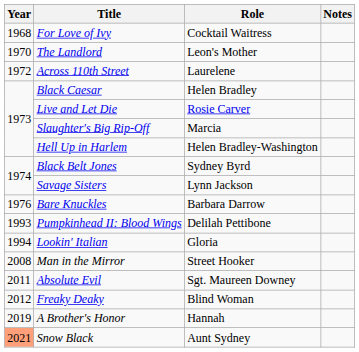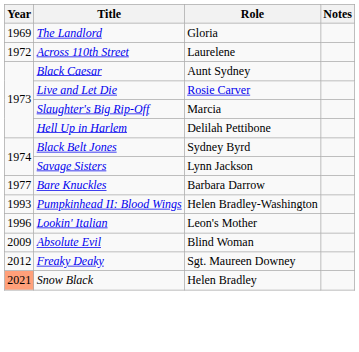- row: (74, 33)
(19, 52) 1970 -> (19, 33) 1969
(222, 52) Leon's Mother -> (203, 33) Gloria
(222, 90) Helen Bradley -> (219, 71) Aunt Sydney
(253, 147) Helen Bradley-Washington -> (229, 128) Delilah Pettibone
(19, 204) 1976 -> (19, 185) 1977
(229, 223) Delilah Pettibone -> (253, 204) Helen Bradley-Washington
(19, 242) 1994 -> (19, 223) 1996
(203, 242) Gloria -> (222, 223) Leon's Mother
- row: (81, 261)
(19, 280) 2011 -> (19, 242) 2009
(241, 280) Sgt. Maureen Downey -> (220, 242) Blind Woman
(220, 299) Blind Woman -> (241, 261) Sgt. Maureen Downey
- row: (81, 318)
(219, 337) Aunt Sydney -> (222, 280) Helen Bradley
